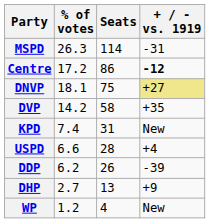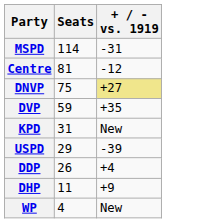- column: (76, 21)
(107, 68) 86 -> (65, 68) 81
(154, 68) bold -> (111, 68) normal
(107, 108) 58 -> (65, 108) 59
(107, 148) 28 -> (65, 148) 29
(150, 148) +4 -> (111, 148) -39
(154, 168) -39 -> (107, 168) +4
(107, 188) 13 -> (65, 188) 11
